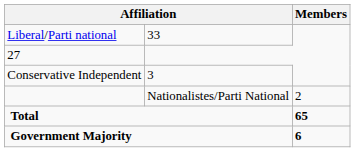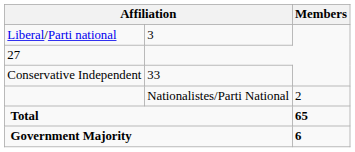(154, 34) 33 -> (150, 34) 3
(150, 75) 3 -> (154, 75) 33
